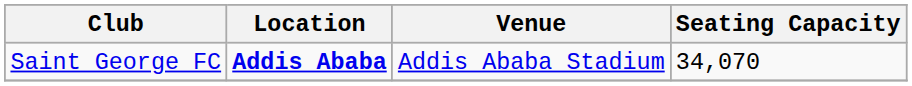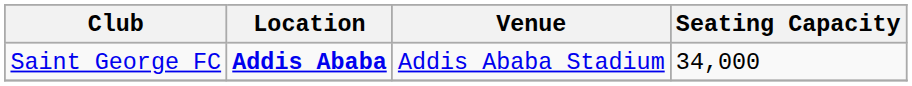(718, 62) 34,070 -> (718, 62) 34,000
